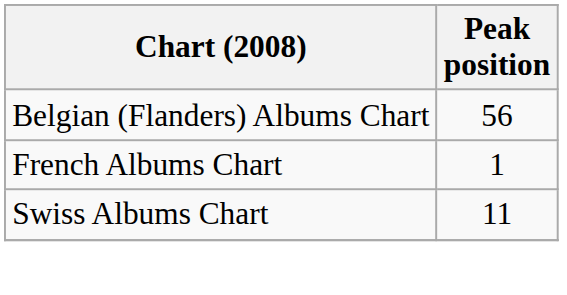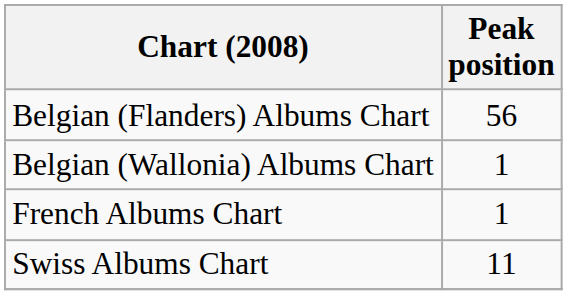+ row: (223, 164)
